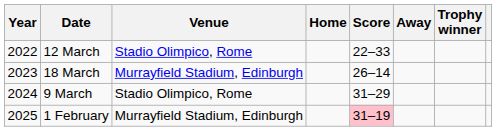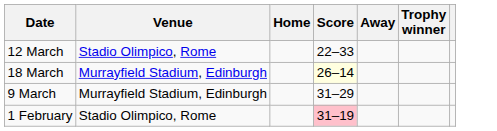- column: (22, 22)
(371, 72) no background -> (335, 72) lightyellow background
(184, 94) Stadio Olimpico, Rome -> (173, 94) Murrayfield Stadium, Edinburgh
(209, 115) Murrayfield Stadium, Edinburgh -> (147, 115) Stadio Olimpico, Rome
